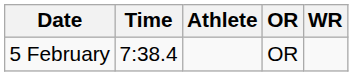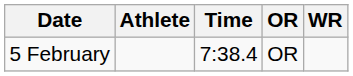columns swapped: (222, 20) <-> (149, 20)
